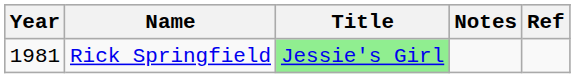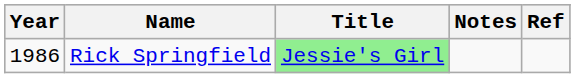(35, 56) 1981 -> (35, 56) 1986
